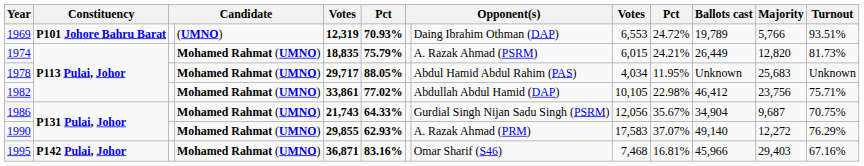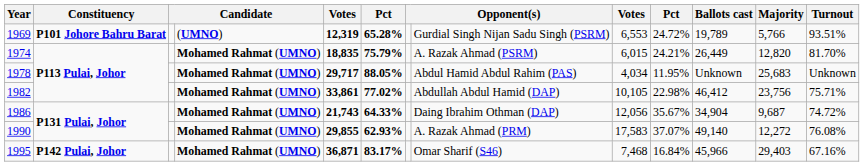(383, 33) 70.93% -> (383, 33) 65.28%
(486, 33) Daing Ibrahim Othman (DAP) -> (512, 33) Gurdial Singh Nijan Sadu Singh (PSRM)
(827, 53) 81.73% -> (827, 53) 81.70%
(512, 112) Gurdial Singh Nijan Sadu Singh (PSRM) -> (486, 112) Daing Ibrahim Othman (DAP)
(827, 112) 70.75% -> (827, 112) 74.72%
(827, 131) 76.29% -> (827, 131) 76.08%
(383, 151) 83.16% -> (383, 151) 83.17%
(671, 151) 16.81% -> (671, 151) 16.84%
